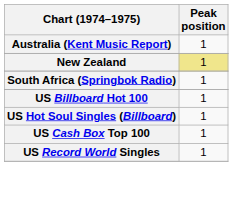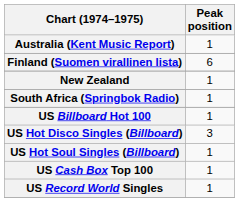+ row: (95, 62)
(203, 62) khaki background -> (210, 80) no background
+ row: (95, 134)
